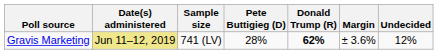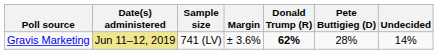columns swapped: (359, 24) <-> (256, 19)
(406, 41) 12% -> (406, 41) 14%
